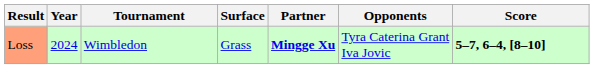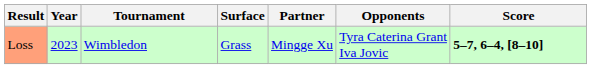(64, 44) 2024 -> (64, 44) 2023
(303, 44) bold -> (302, 44) normal
